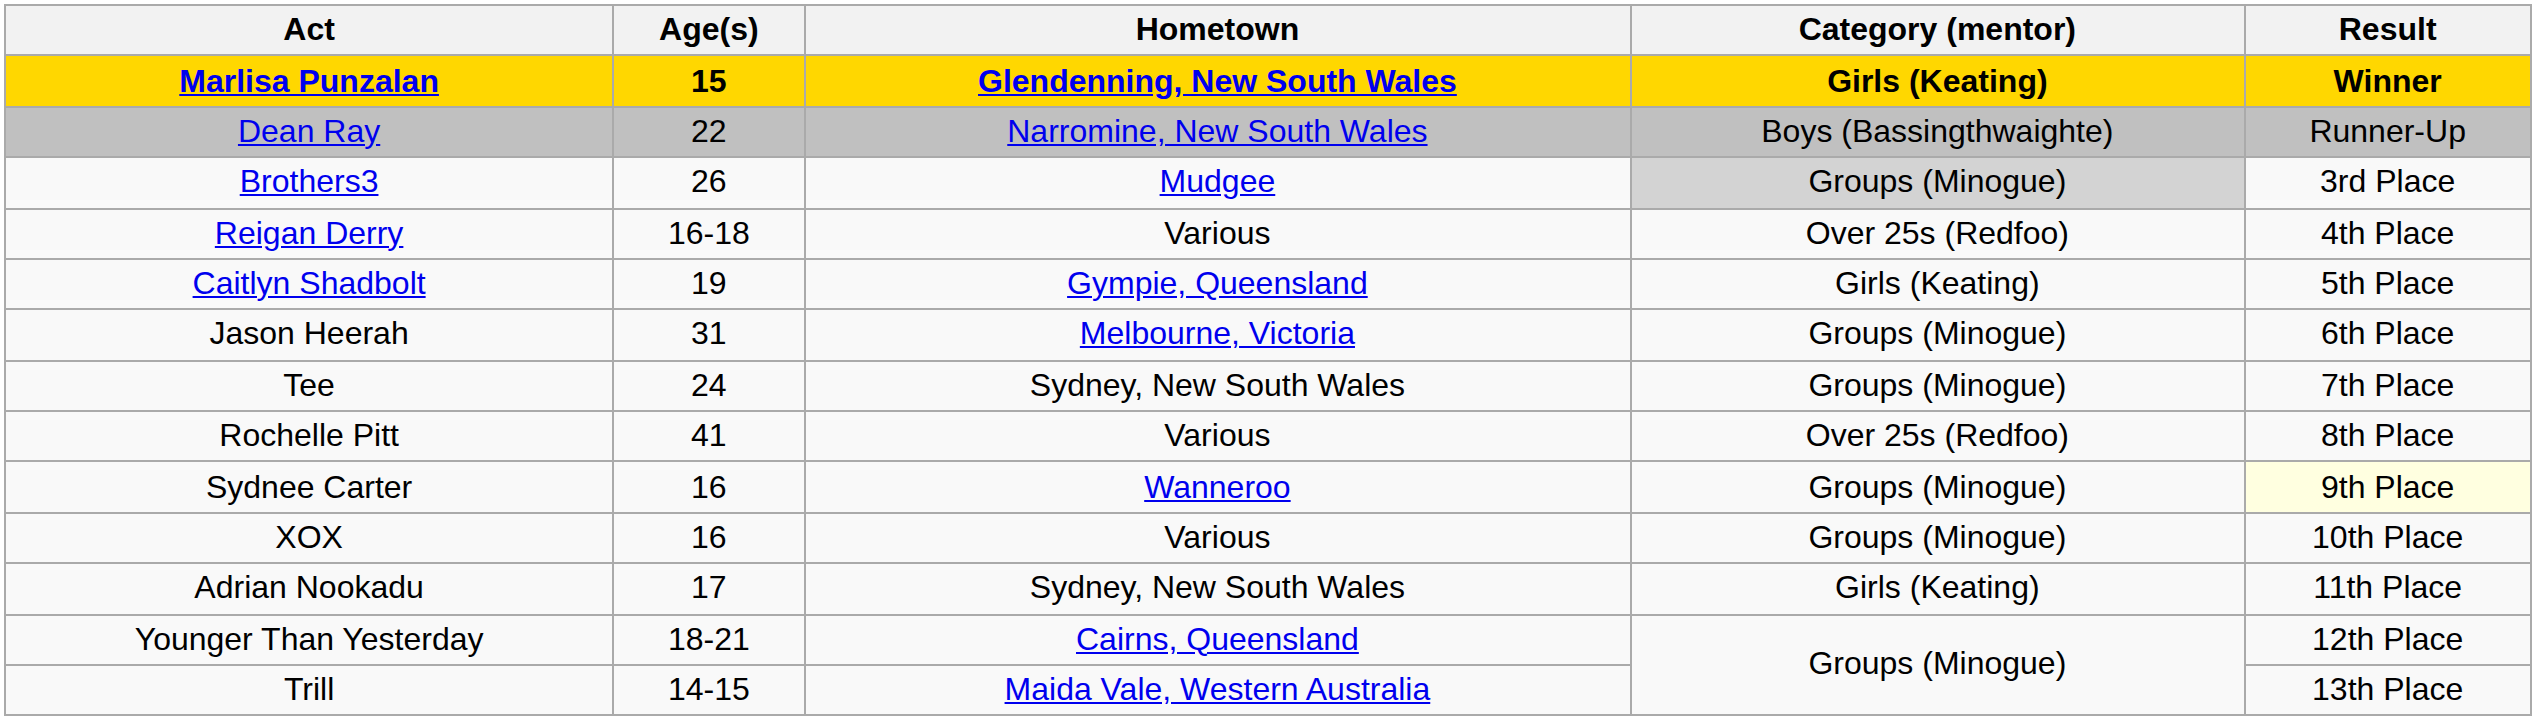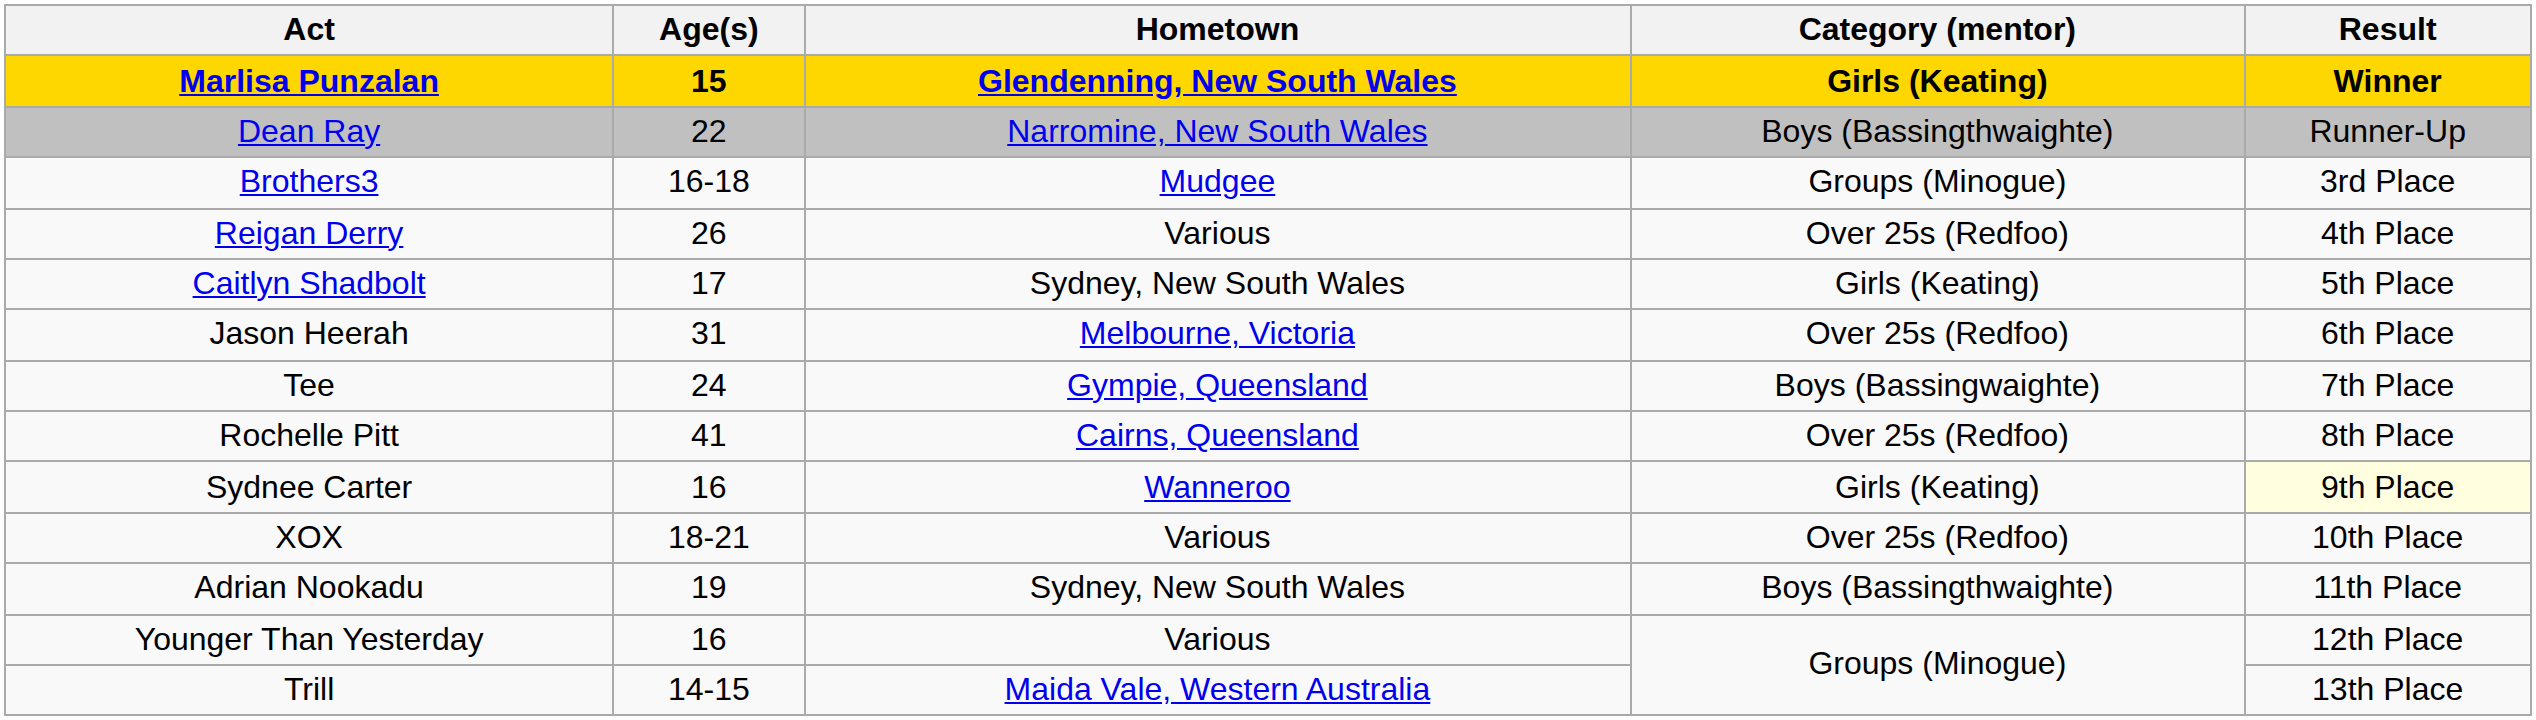(709, 182) 26 -> (709, 182) 16-18
(1937, 182) lightgrey background -> (1937, 182) no background
(709, 232) 16-18 -> (709, 232) 26
(709, 283) 19 -> (709, 283) 17
(1217, 283) Gympie, Queensland -> (1217, 283) Sydney, New South Wales
(1937, 334) Groups (Minogue) -> (1937, 334) Over 25s (Redfoo)
(1217, 385) Sydney, New South Wales -> (1217, 385) Gympie, Queensland
(1937, 385) Groups (Minogue) -> (1937, 385) Boys (Bassingwaighte)
(1217, 435) Various -> (1217, 435) Cairns, Queensland
(1937, 486) Groups (Minogue) -> (1937, 486) Girls (Keating)
(709, 537) 16 -> (709, 537) 18-21
(1937, 537) Groups (Minogue) -> (1937, 537) Over 25s (Redfoo)
(709, 588) 17 -> (709, 588) 19
(1937, 588) Girls (Keating) -> (1937, 588) Boys (Bassingthwaighte)
(709, 638) 18-21 -> (709, 638) 16
(1217, 638) Cairns, Queensland -> (1217, 638) Various
